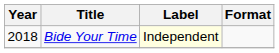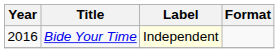(23, 36) 2018 -> (23, 36) 2016
